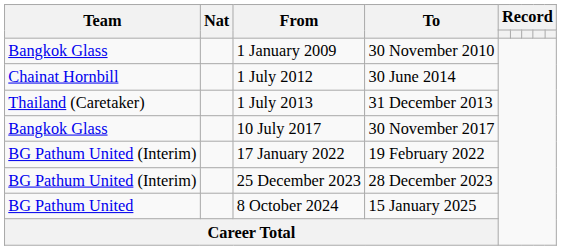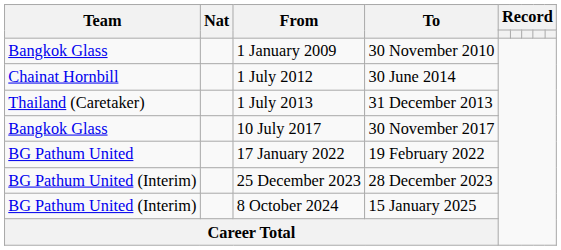(102, 154) BG Pathum United (Interim) -> (71, 154) BG Pathum United
(71, 206) BG Pathum United -> (102, 206) BG Pathum United (Interim)
